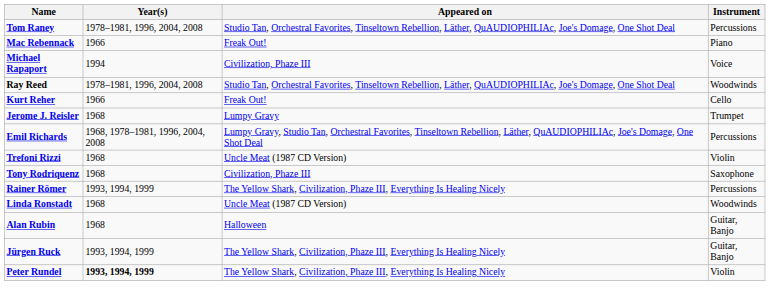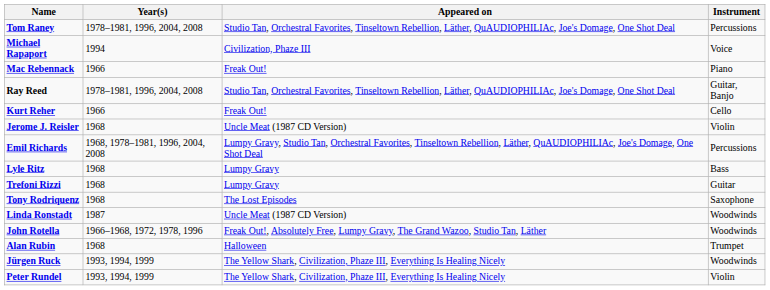rows swapped: (27, 64) <-> (40, 43)
(734, 85) Woodwinds -> (724, 90) Guitar, Banjo
(252, 116) Lumpy Gravy -> (285, 127) Uncle Meat (1987 CD Version)
(727, 116) Trumpet -> (723, 127) Violin
+ row: (25, 169)
(285, 158) Uncle Meat (1987 CD Version) -> (252, 184) Lumpy Gravy
(723, 158) Violin -> (723, 184) Guitar
(267, 173) Civilization, Phaze III -> (260, 199) The Lost Episodes
- row: (36, 188)
(95, 204) 1968 -> (95, 215) 1987
+ row: (33, 230)
(724, 225) Guitar, Banjo -> (727, 246) Trumpet
(724, 251) Guitar, Banjo -> (734, 261) Woodwinds
(120, 272) bold -> (120, 277) normal
